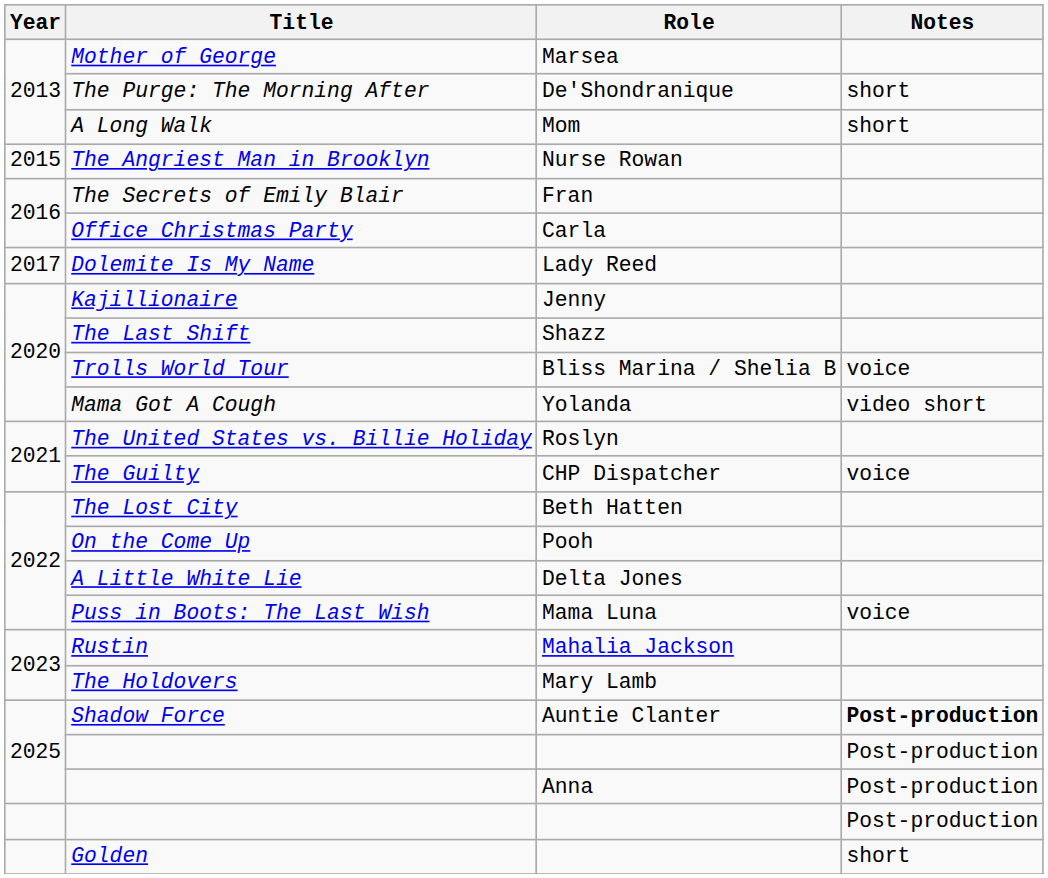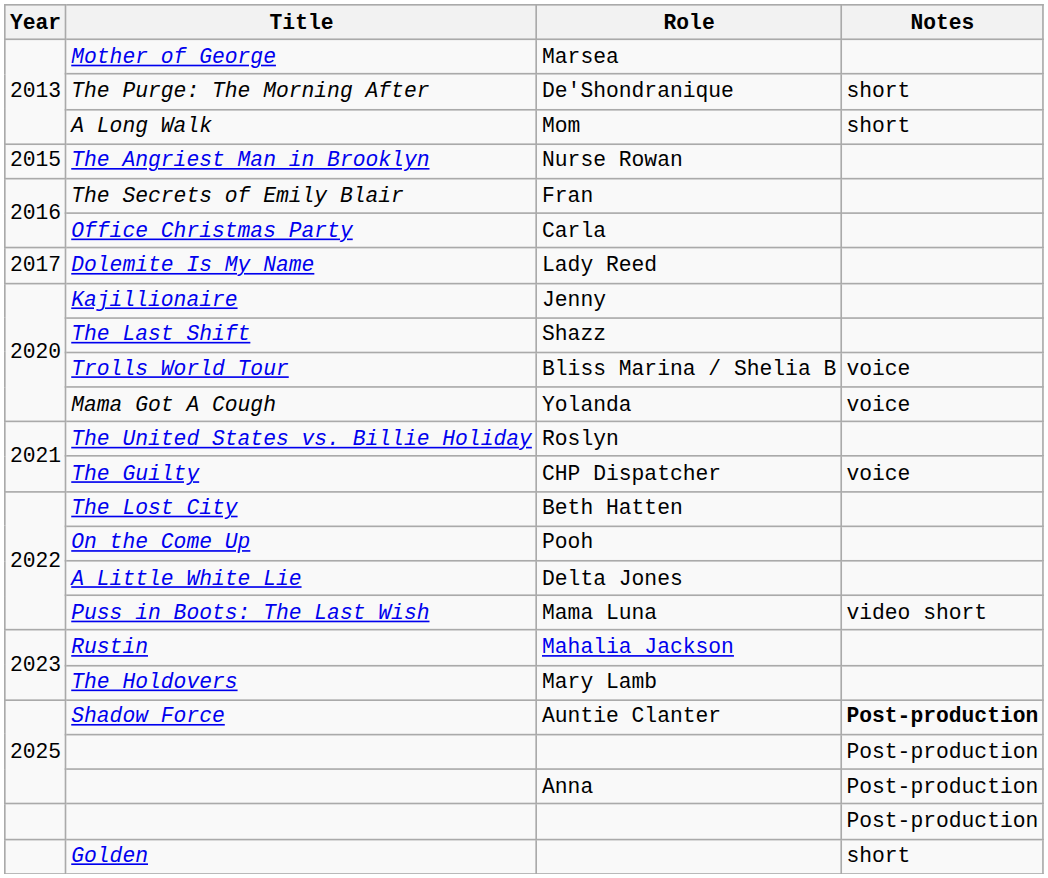(917, 404) video short -> (878, 404) voice
(878, 613) voice -> (917, 613) video short
